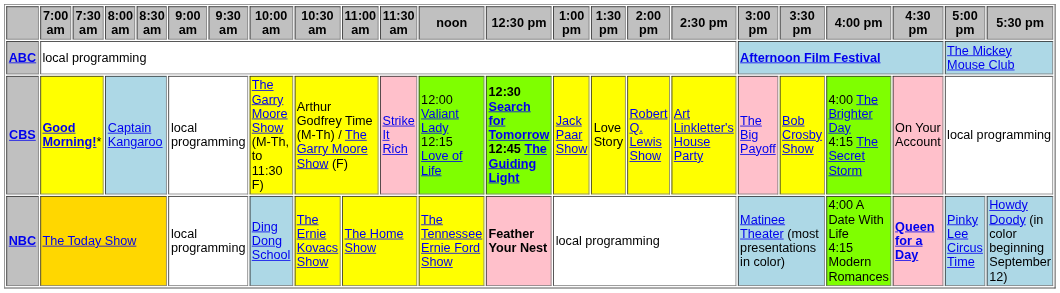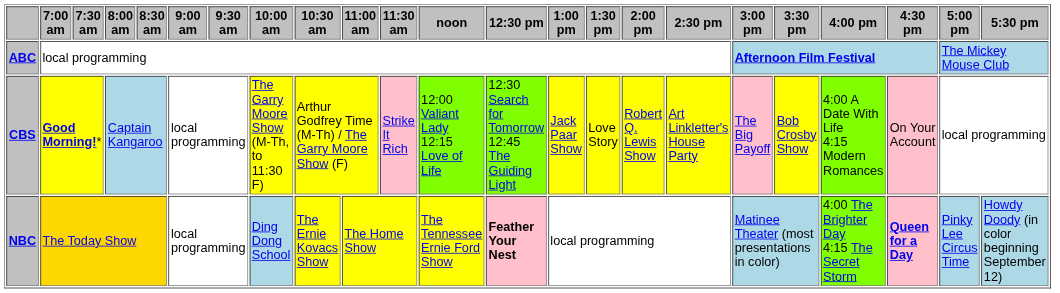(519, 135) bold -> (516, 135) normal
(853, 135) 4:00 The Brighter Day 4:15 The Secret Storm -> (853, 135) 4:00 A Date With Life 4:15 Modern Romances
(859, 241) 4:00 A Date With Life 4:15 Modern Romances -> (848, 241) 4:00 The Brighter Day 4:15 The Secret Storm
